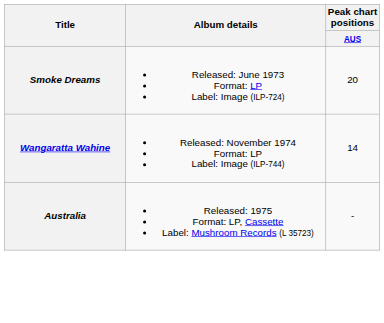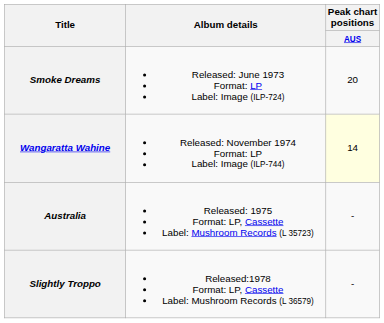(353, 148) no background -> (353, 148) lightyellow background
+ row: (65, 284)
